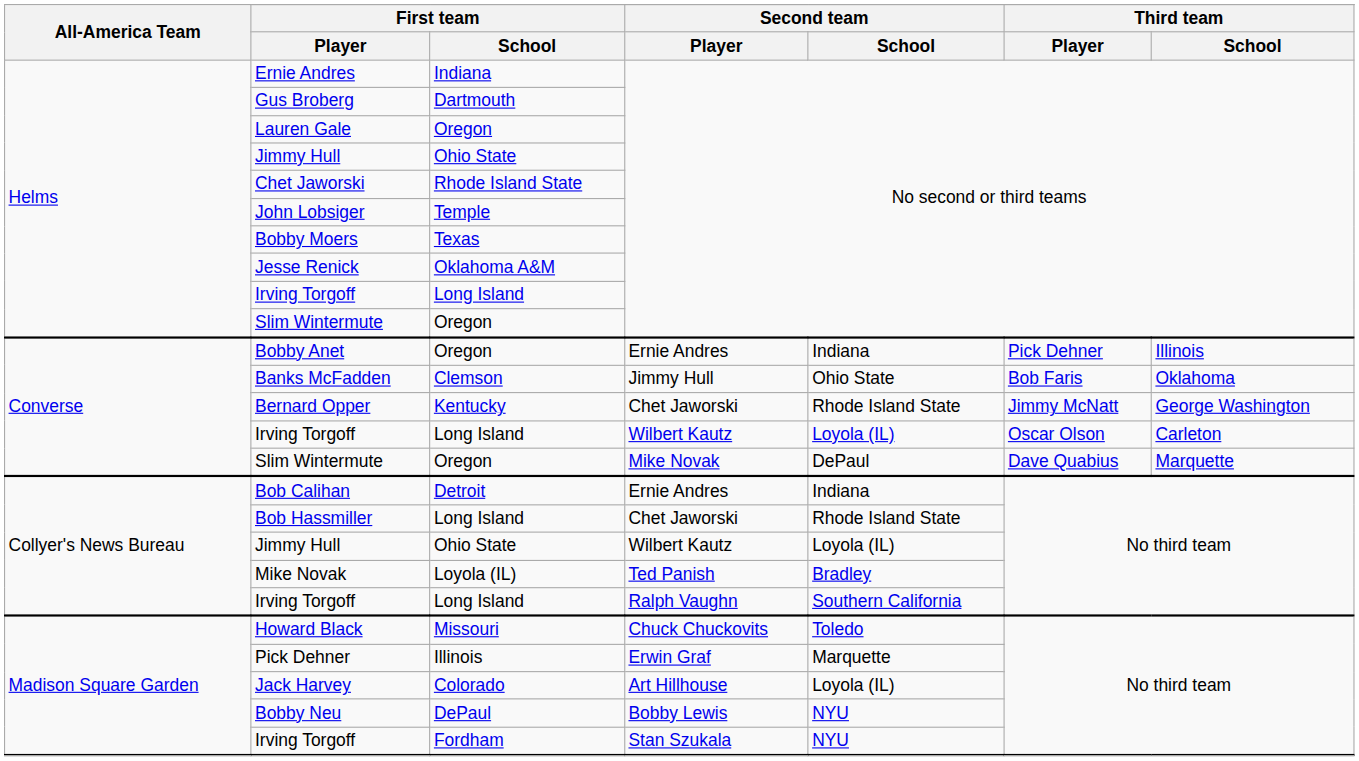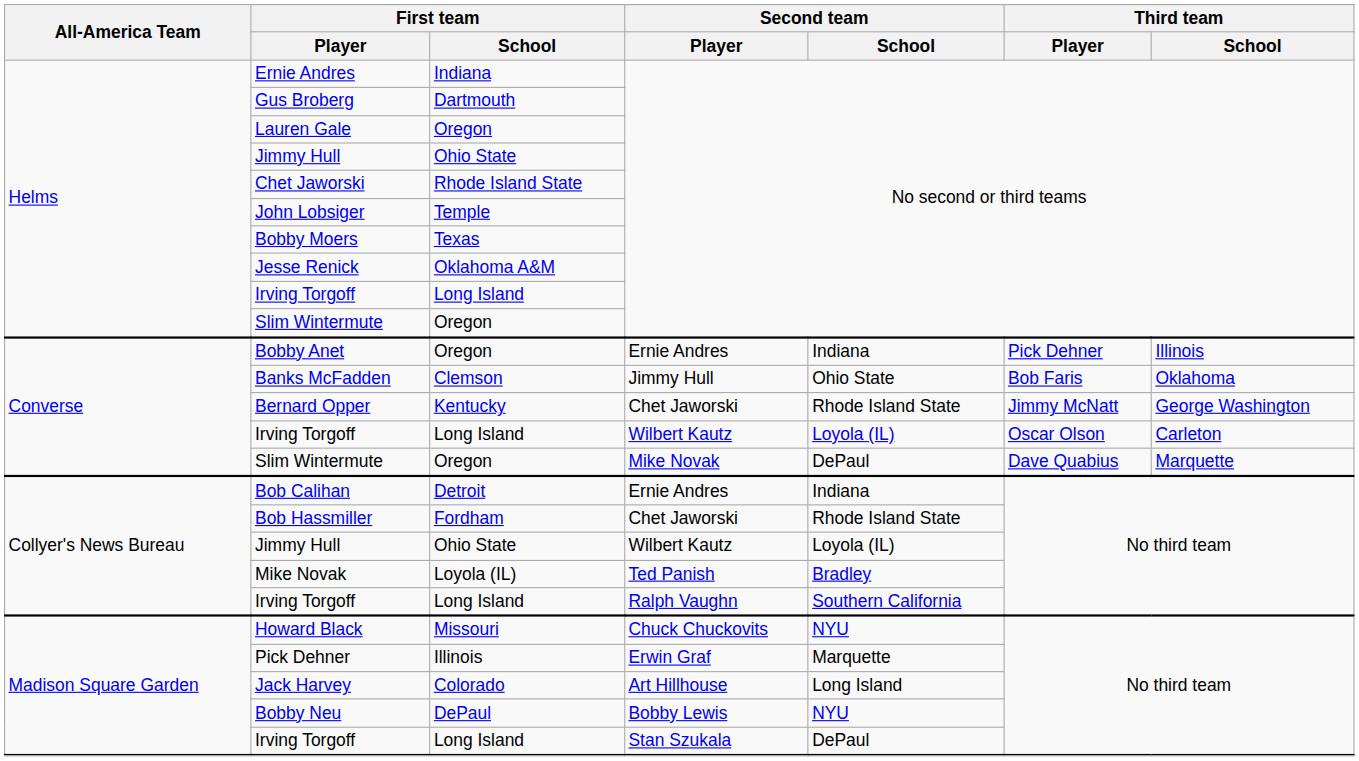(479, 518) Long Island -> (469, 518) Fordham
(838, 630) Toledo -> (831, 630) NYU
(853, 685) Loyola (IL) -> (857, 685) Long Island
(469, 740) Fordham -> (479, 740) Long Island
(831, 740) NYU -> (841, 740) DePaul
